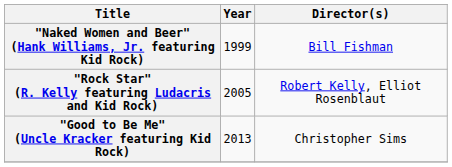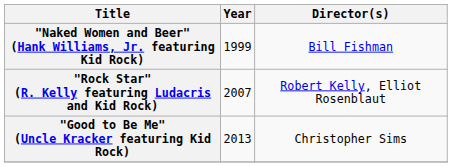(237, 93) 2005 -> (237, 93) 2007
